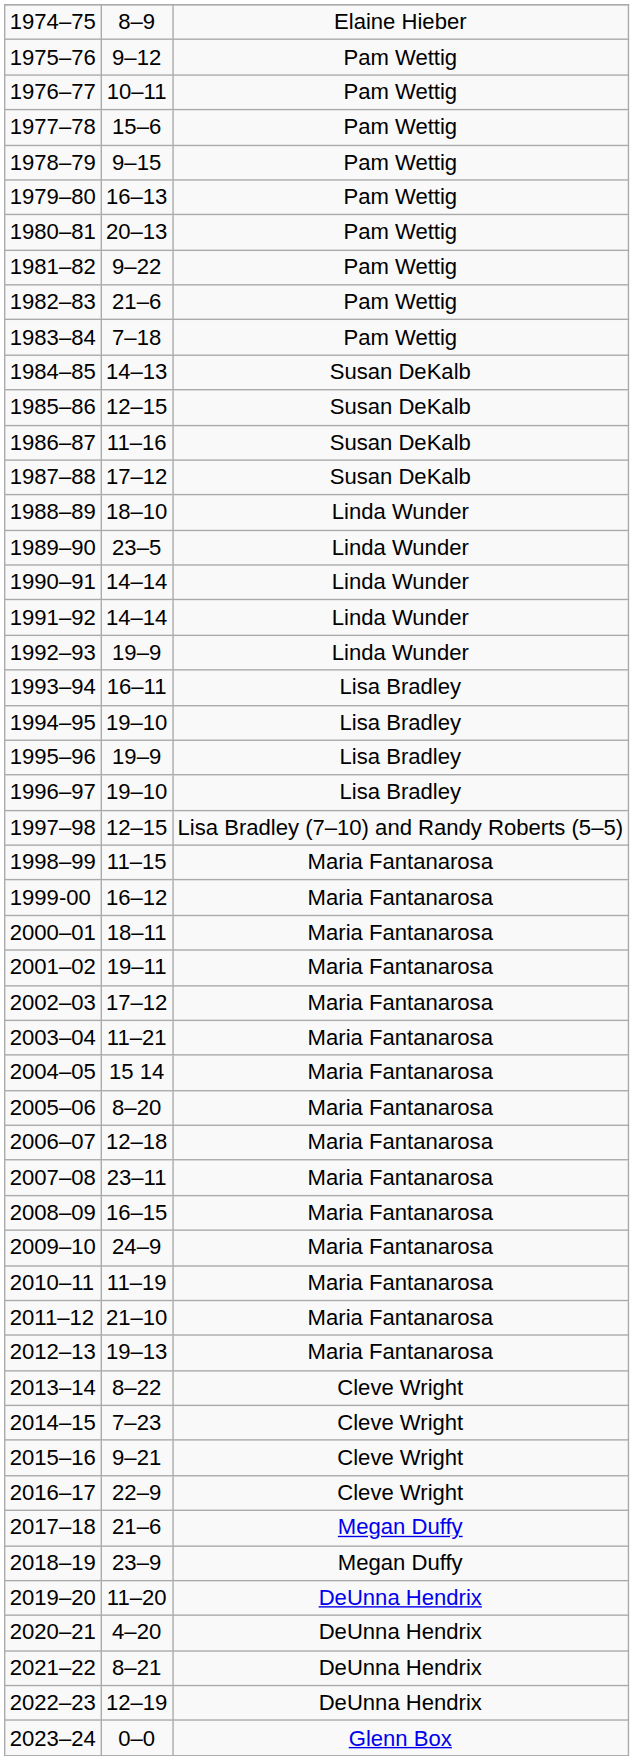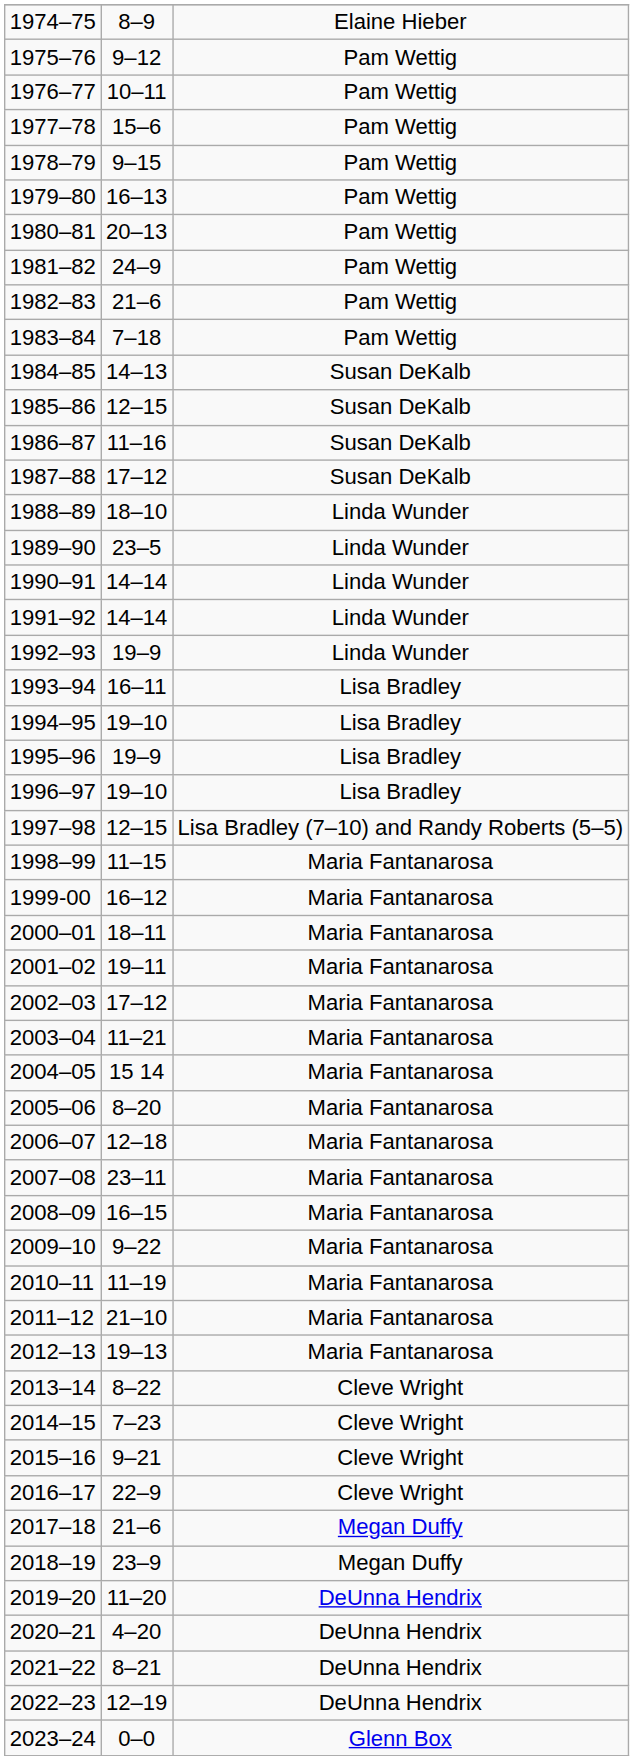(137, 267) 9–22 -> (137, 267) 24–9
(137, 1247) 24–9 -> (137, 1247) 9–22
